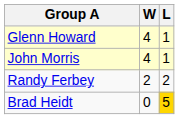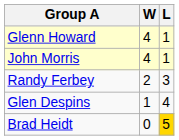(166, 80) 2 -> (166, 80) 3
+ row: (49, 102)
